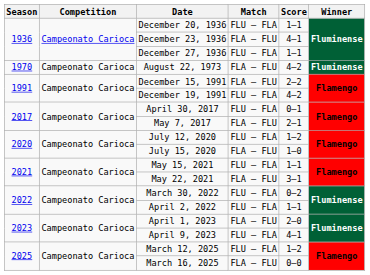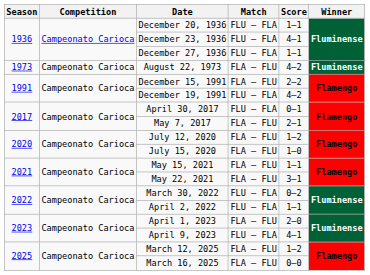(254, 39) FLA – FLU -> (254, 39) FLU – FLA
(22, 67) 1970 -> (22, 67) 1973
(254, 137) FLU – FLA -> (254, 137) FLA – FLU
(254, 165) FLU – FLA -> (254, 165) FLA – FLU
(254, 249) FLU – FLA -> (254, 249) FLA – FLU
